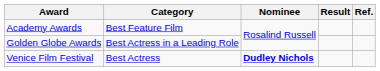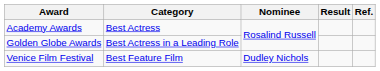(144, 27) Best Feature Film -> (133, 27) Best Actress
(133, 58) Best Actress -> (144, 58) Best Feature Film
(278, 58) bold -> (276, 58) normal
